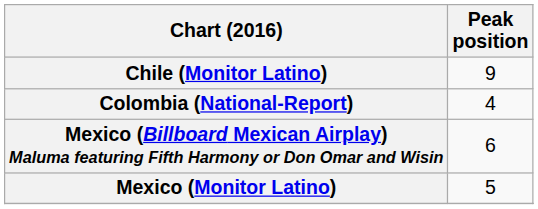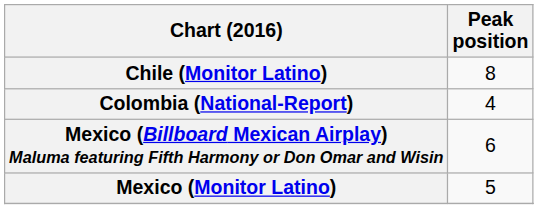(490, 72) 9 -> (490, 72) 8
